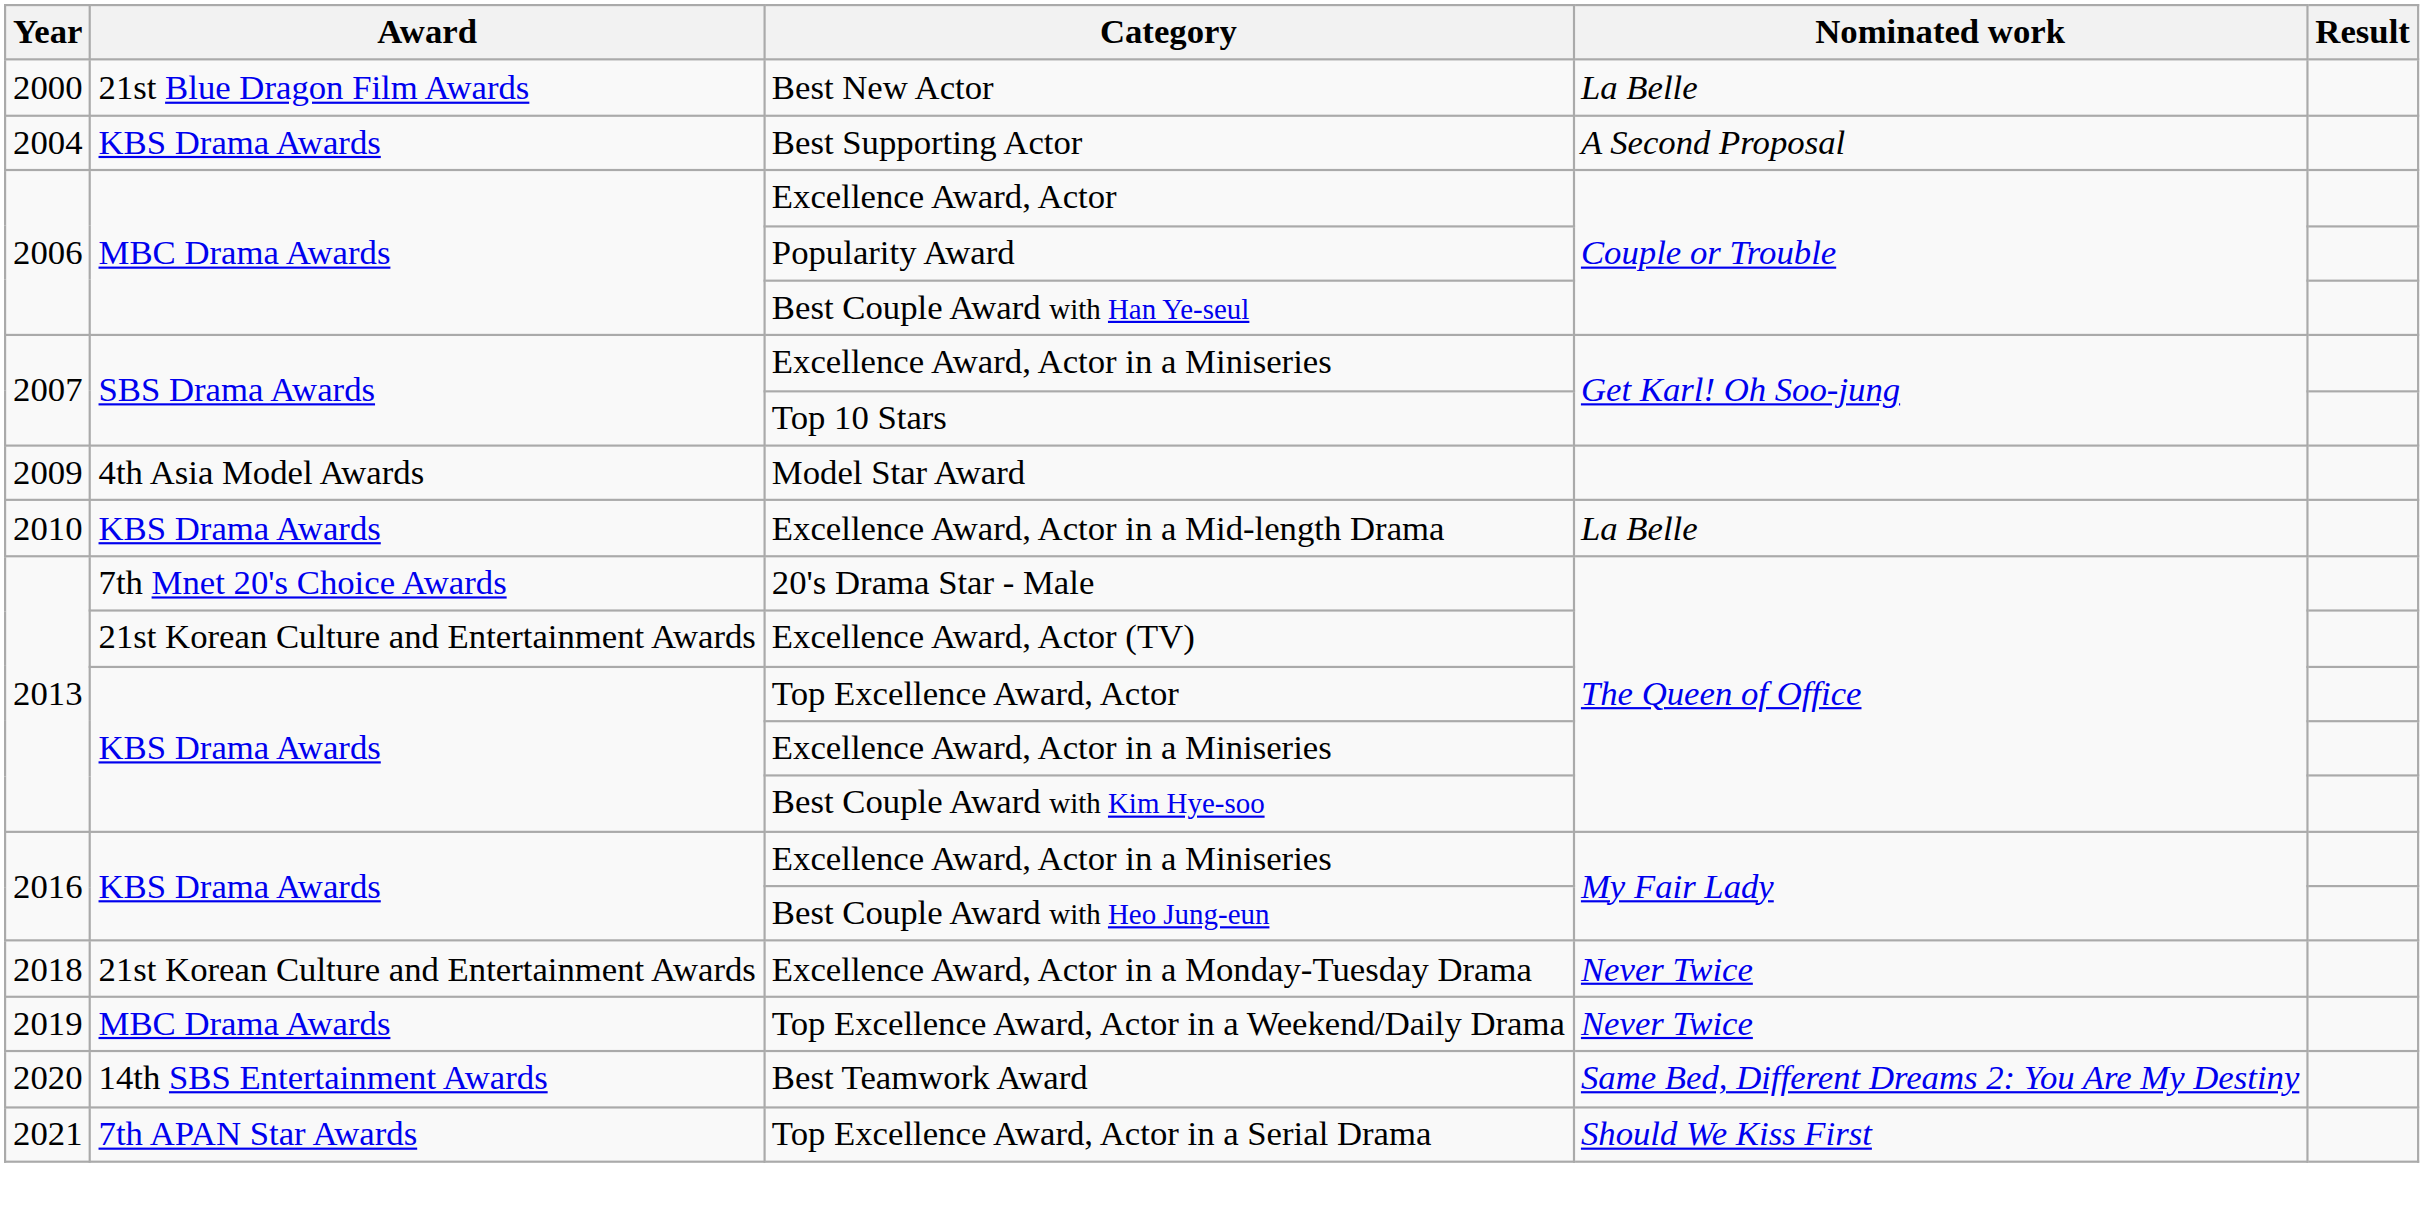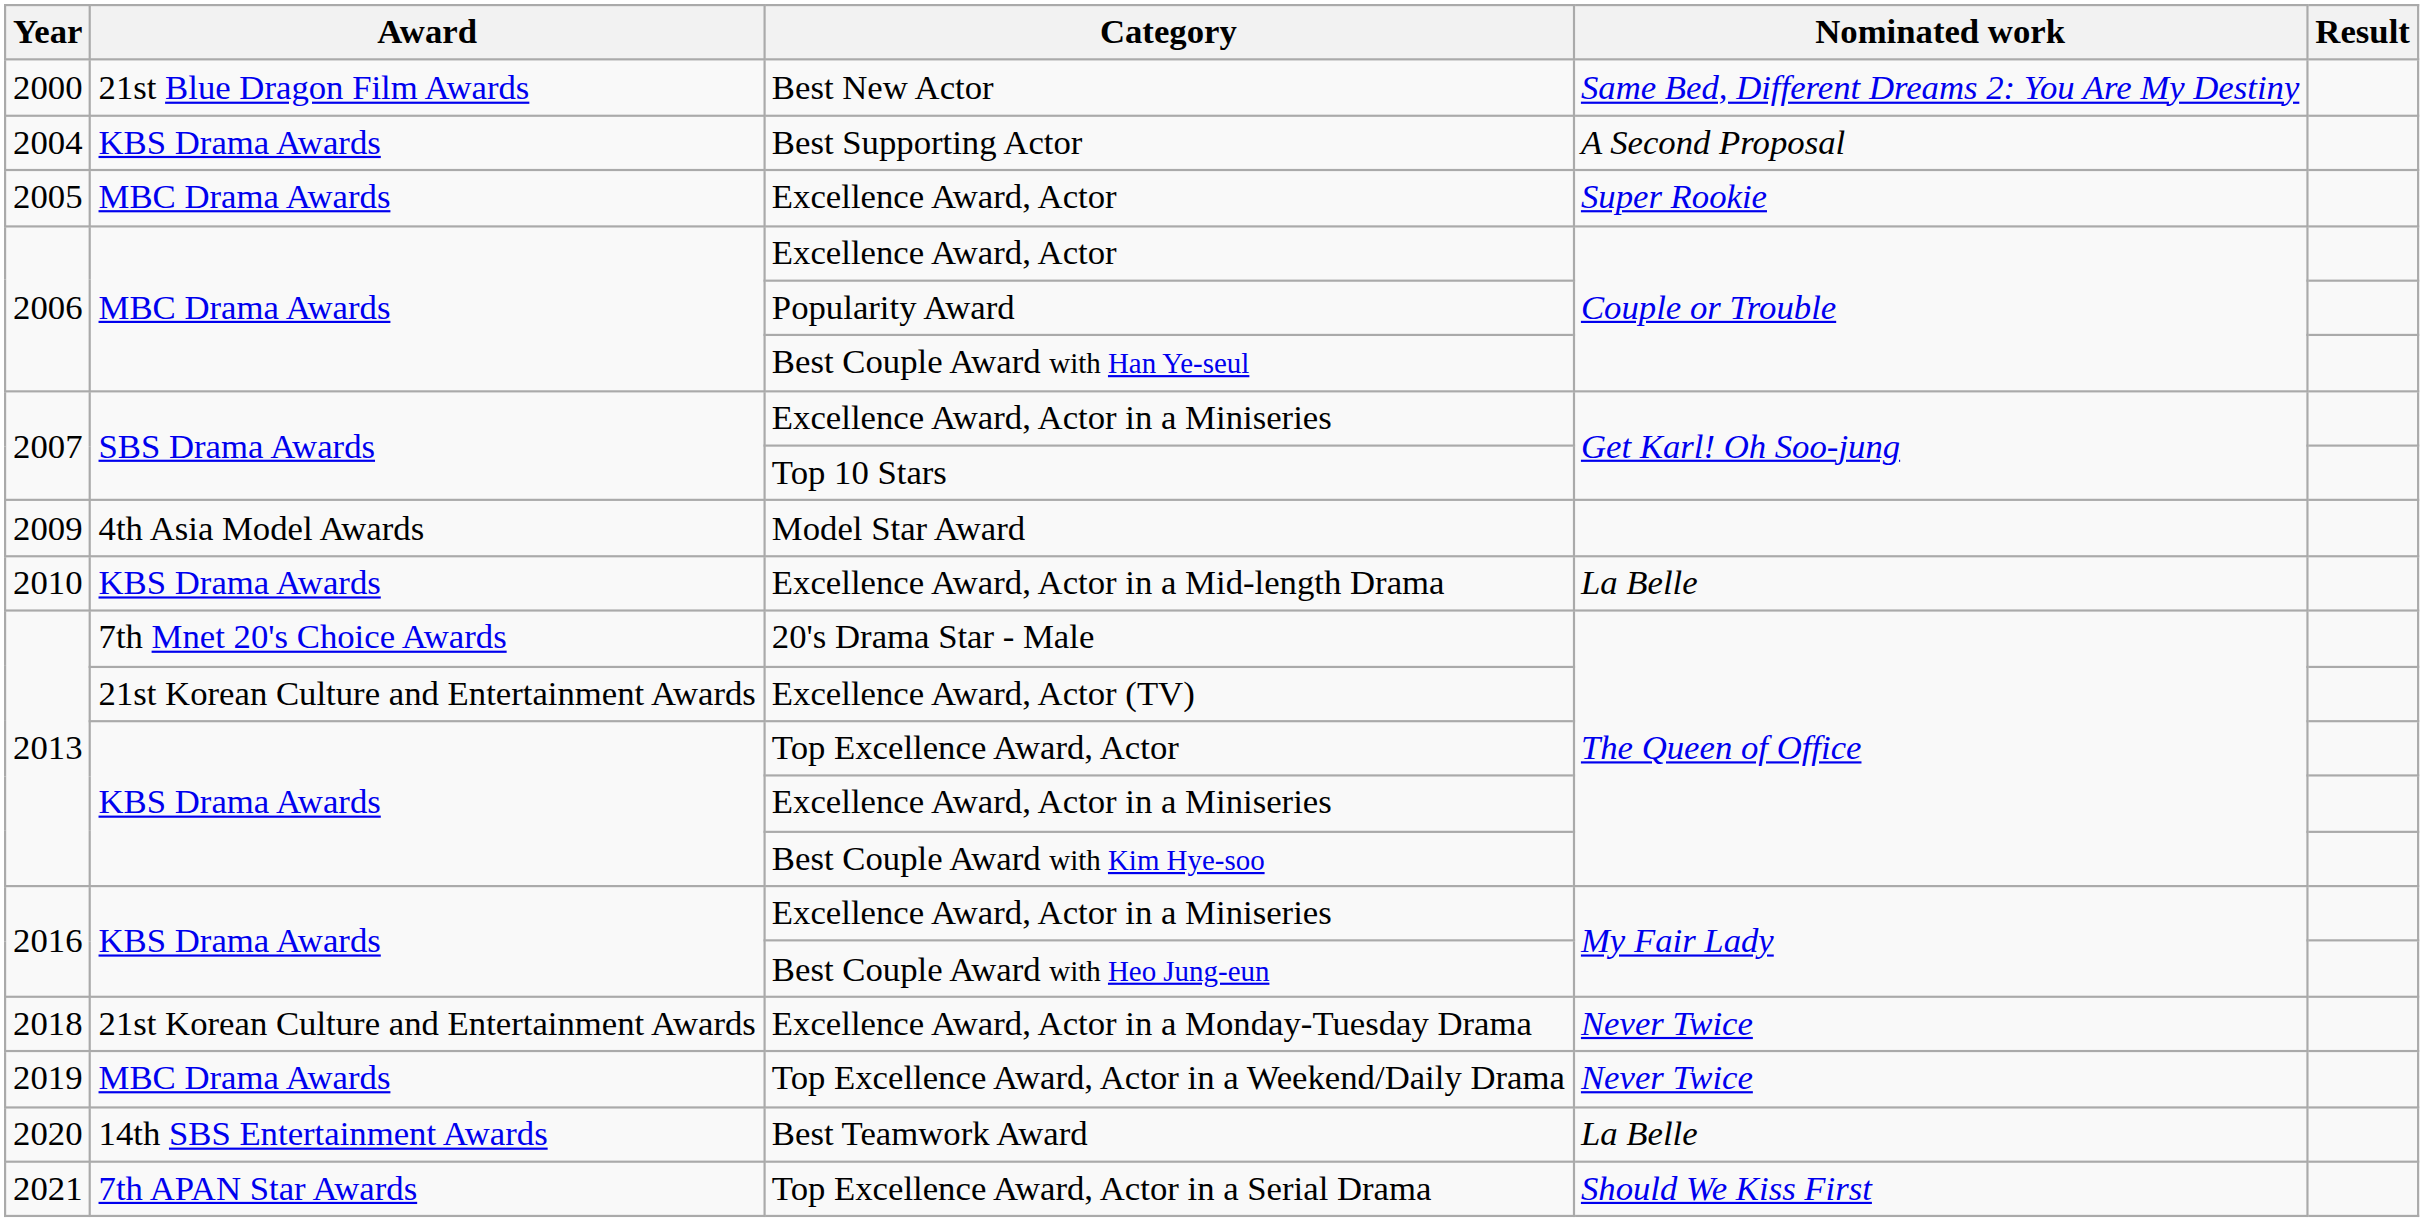(1639, 87) La Belle -> (1940, 87) Same Bed, Different Dreams 2: You Are My Destiny
+ row: (48, 197)
(1940, 1078) Same Bed, Different Dreams 2: You Are My Destiny -> (1639, 1133) La Belle
